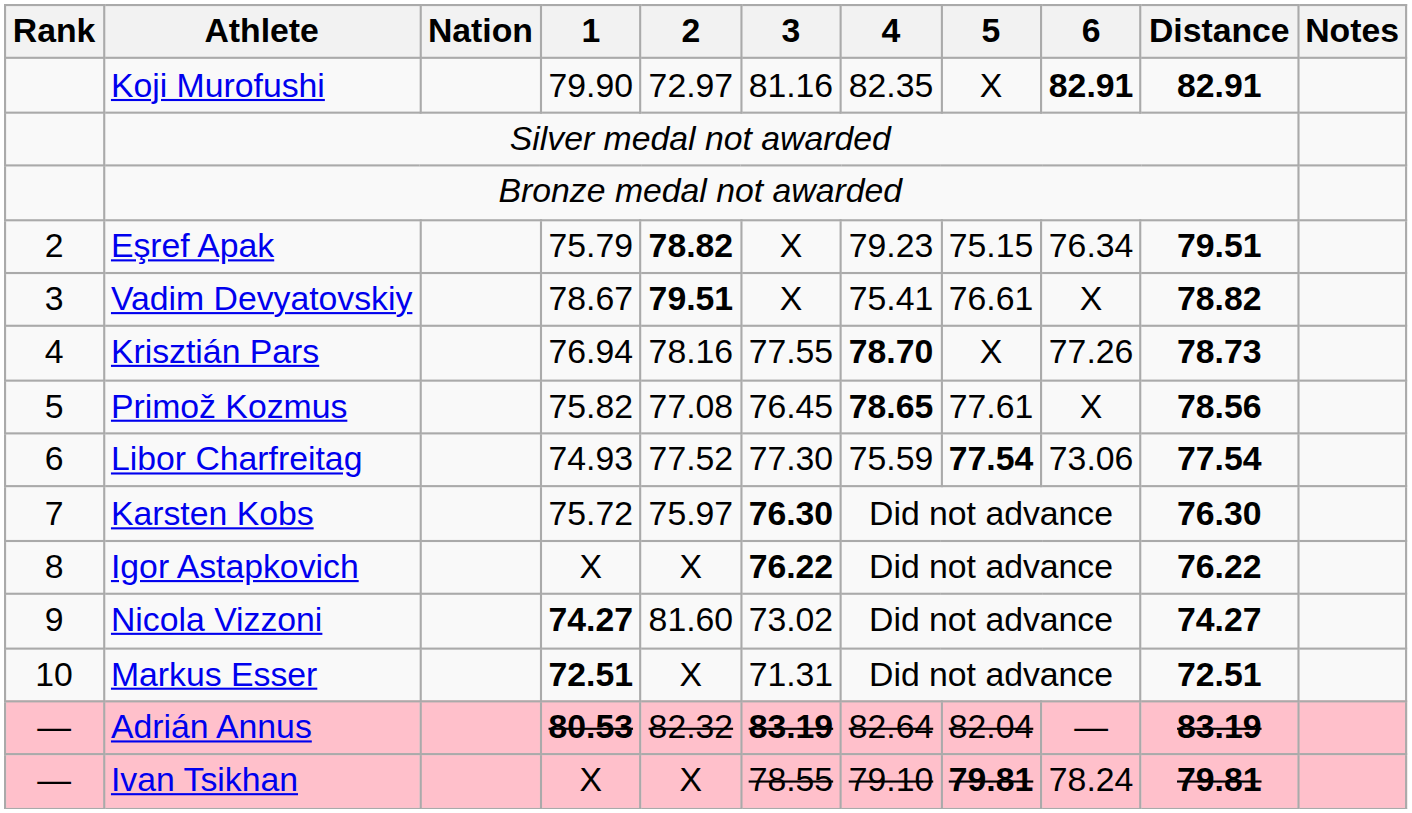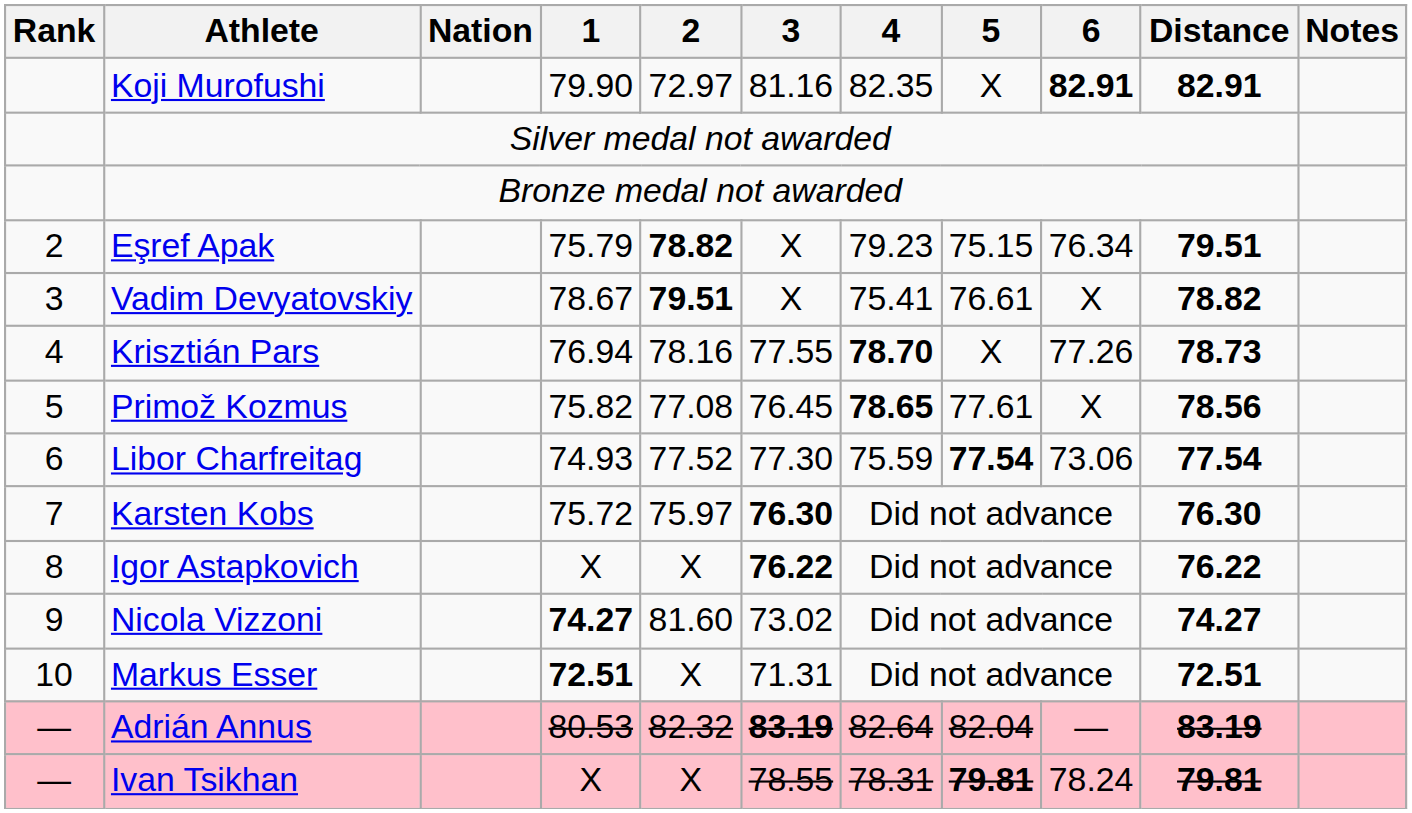(591, 727) bold -> (591, 727) normal
(891, 780) 79.10 -> (891, 780) 78.31
